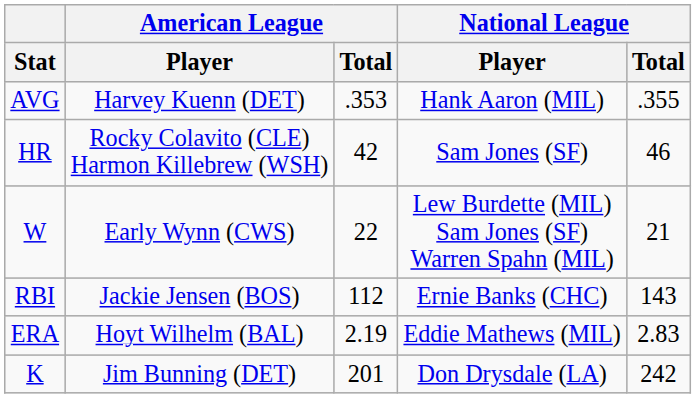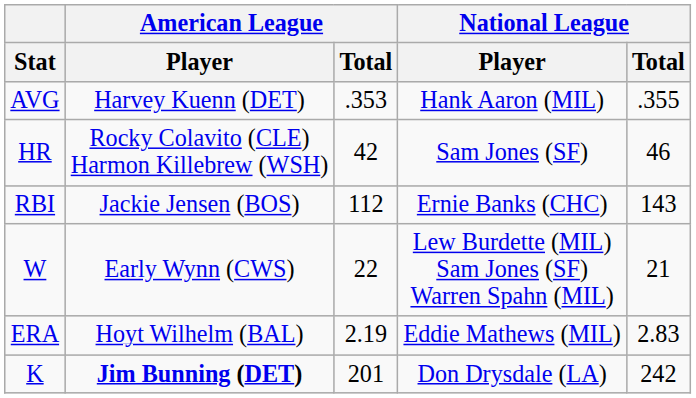rows swapped: (35, 296) <-> (35, 231)
(200, 373) normal -> (200, 373) bold
